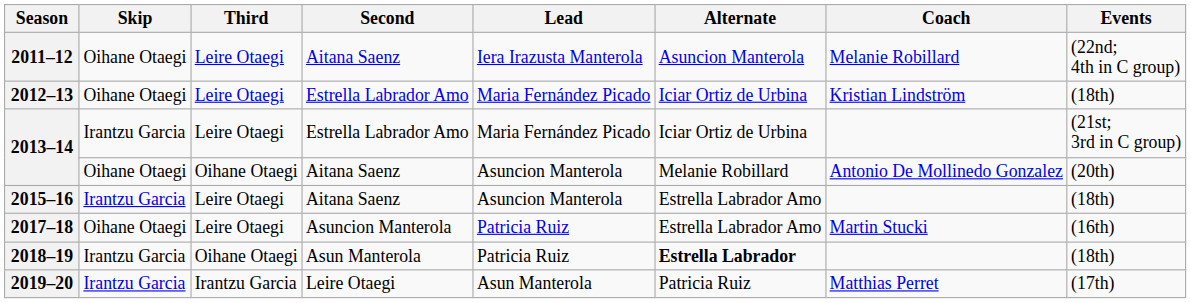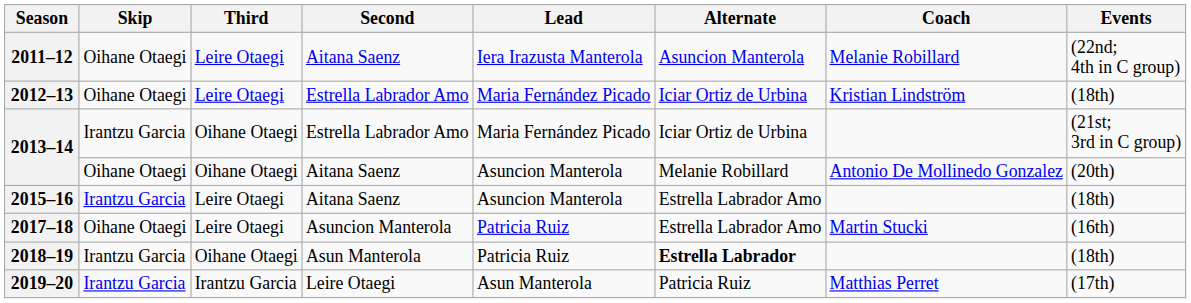(239, 133) Leire Otaegi -> (246, 133) Oihane Otaegi
